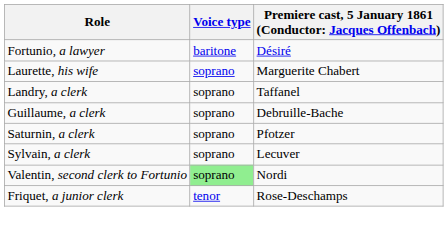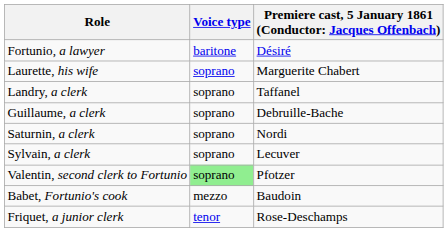(276, 133) Pfotzer -> (272, 133) Nordi
(272, 175) Nordi -> (276, 175) Pfotzer
+ row: (67, 196)
